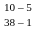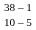rows swapped: (18, 7) <-> (18, 22)
